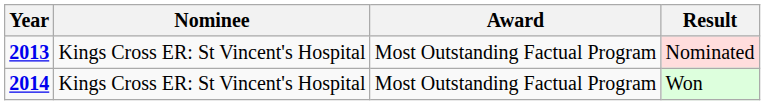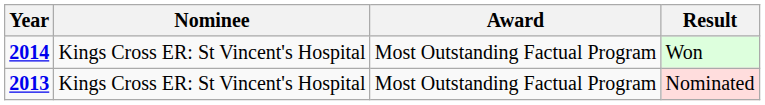rows swapped: (710, 52) <-> (684, 83)
